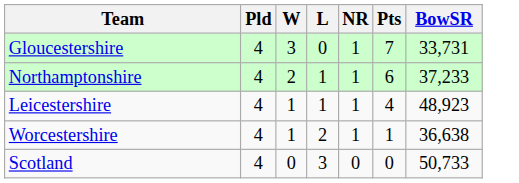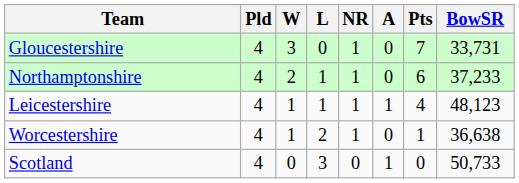+ column: (389, 18)
(444, 105) 48,923 -> (475, 105) 48,123
